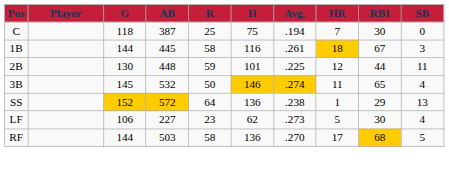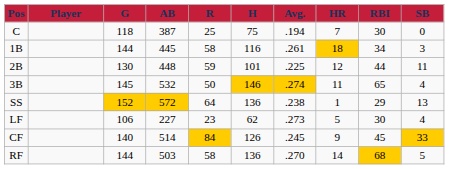(380, 48) 67 -> (380, 48) 34
+ row: (16, 137)
(337, 137) 17 -> (337, 155) 14
